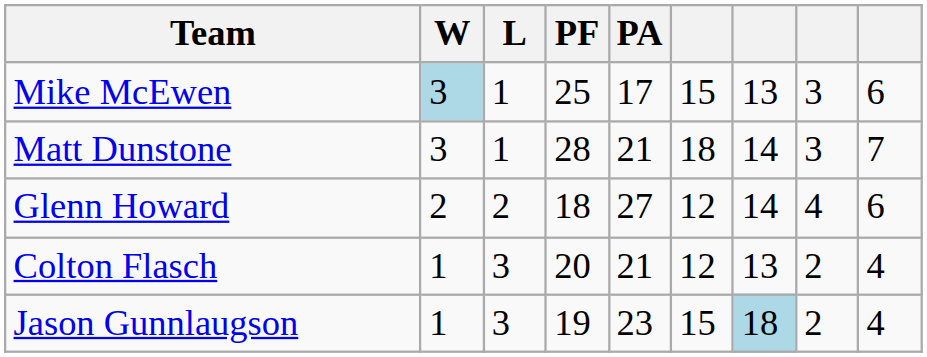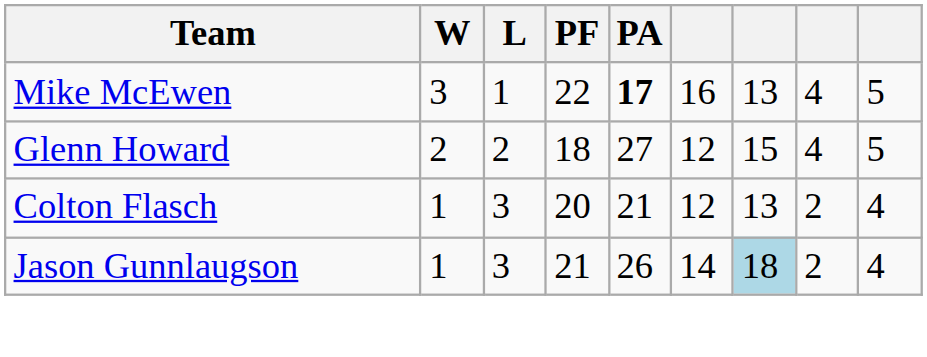(438, 91) lightblue background -> (438, 91) no background
(572, 91) 25 -> (572, 91) 22
(635, 91) normal -> (635, 91) bold
(698, 91) 15 -> (698, 91) 16
(813, 91) 3 -> (813, 91) 4
(876, 91) 6 -> (876, 91) 5
- row: (122, 149)
(760, 206) 14 -> (760, 149) 15
(876, 206) 6 -> (876, 149) 5
(572, 322) 19 -> (572, 264) 21
(635, 322) 23 -> (635, 264) 26
(698, 322) 15 -> (698, 264) 14
